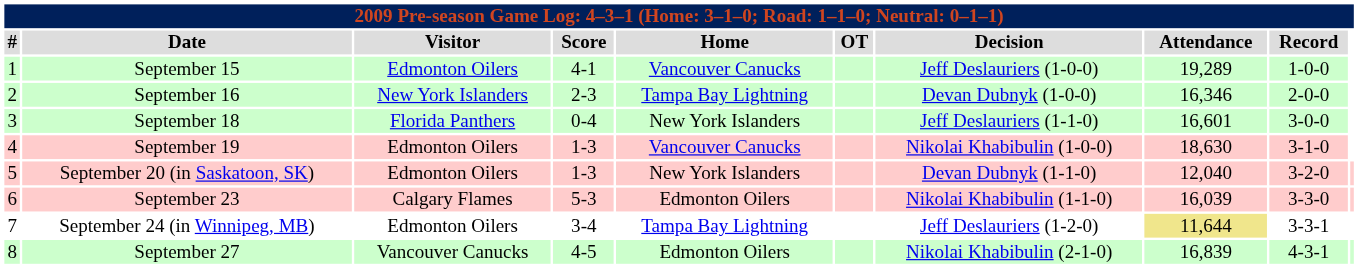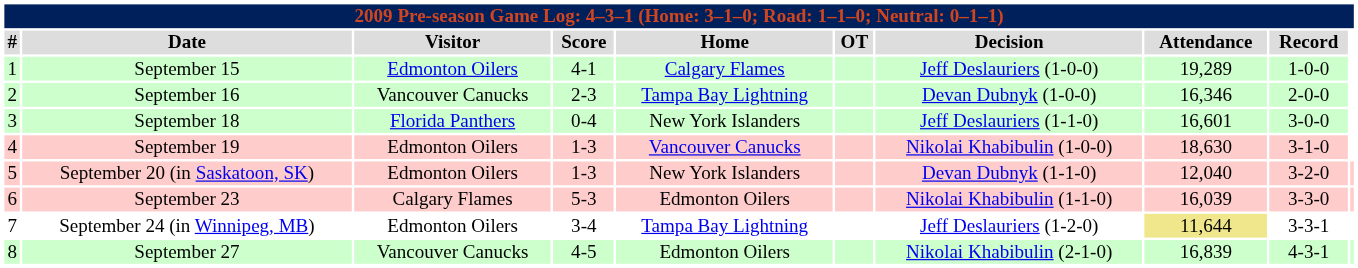(725, 68) Vancouver Canucks -> (725, 68) Calgary Flames
(453, 94) New York Islanders -> (453, 94) Vancouver Canucks
